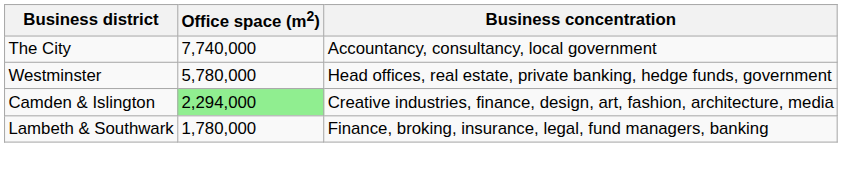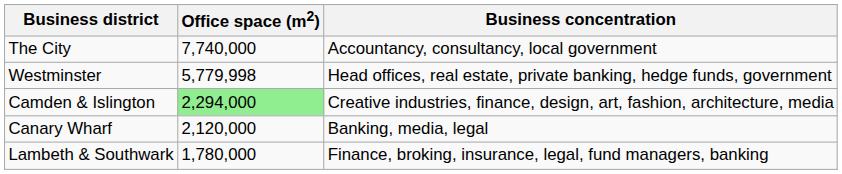(219, 75) 5,780,000 -> (219, 75) 5,779,998
+ row: (60, 128)
